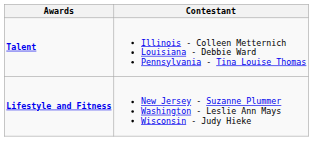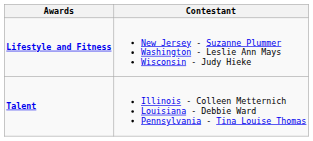rows swapped: (59, 106) <-> (21, 47)
